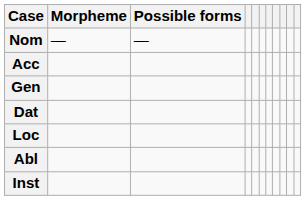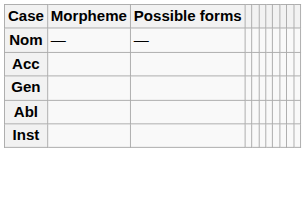- row: (26, 111)
- row: (26, 135)
